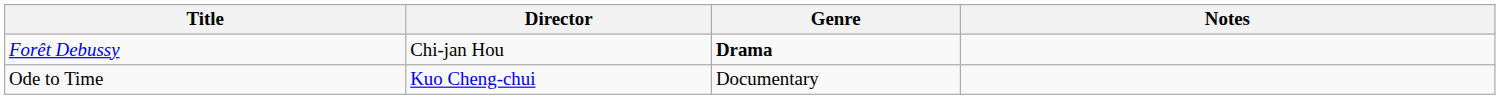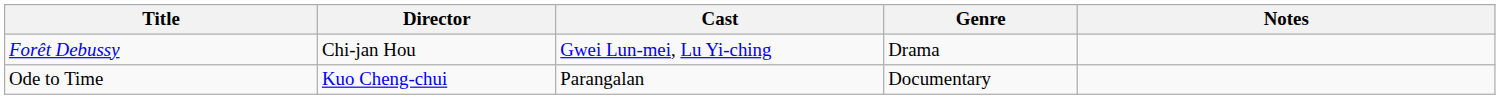+ column: (720, 19)
(744, 49) bold -> (914, 49) normal
